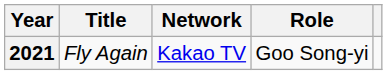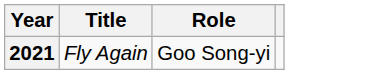- column: (202, 20)
